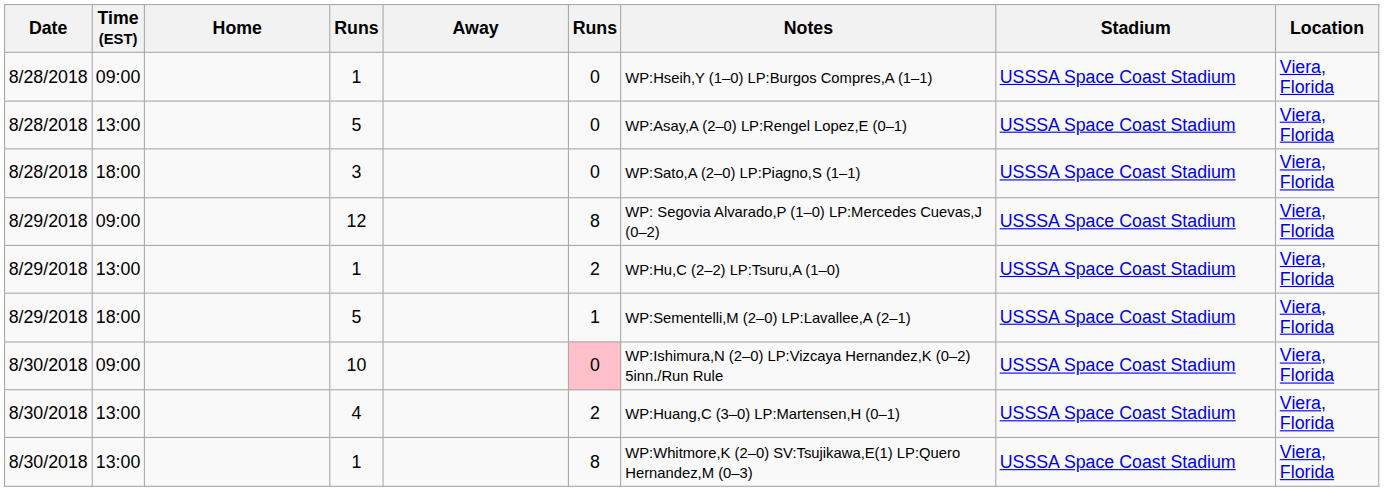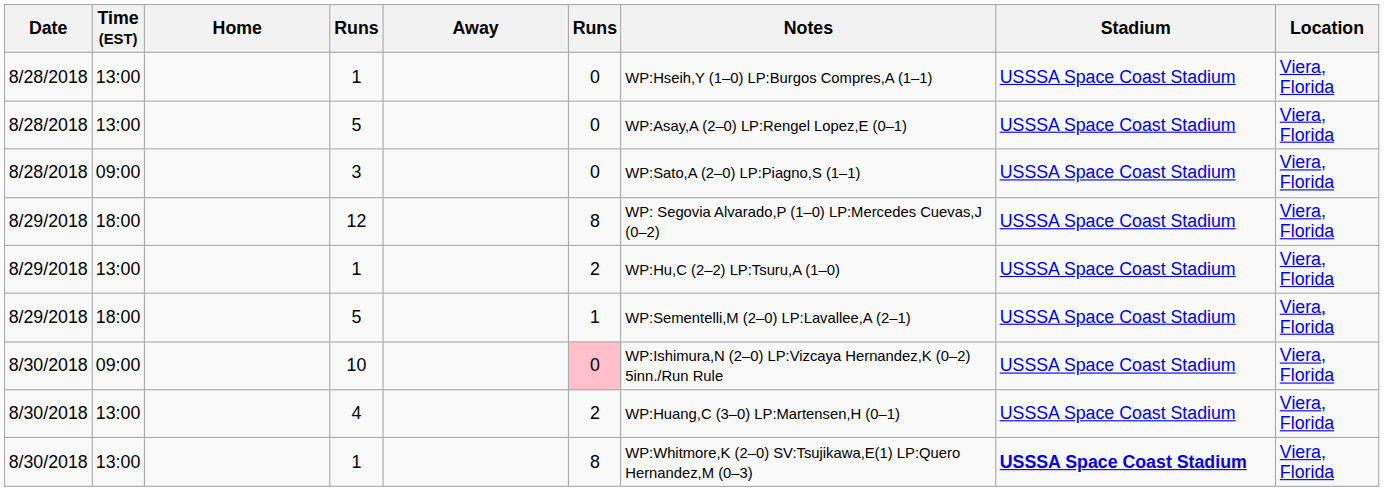(118, 76) 09:00 -> (118, 76) 13:00
(118, 173) 18:00 -> (118, 173) 09:00
(118, 221) 09:00 -> (118, 221) 18:00
(1118, 461) normal -> (1123, 461) bold
